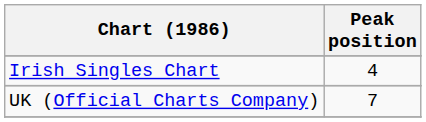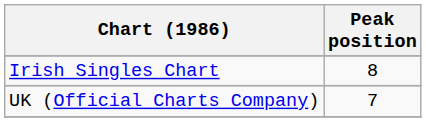(372, 71) 4 -> (372, 71) 8
